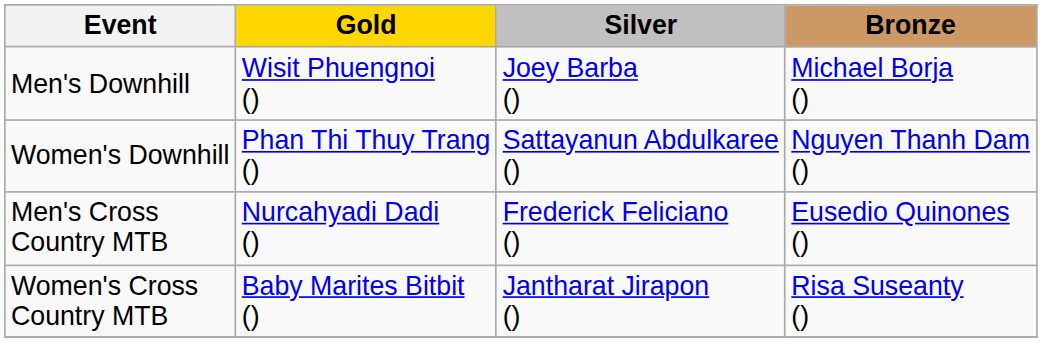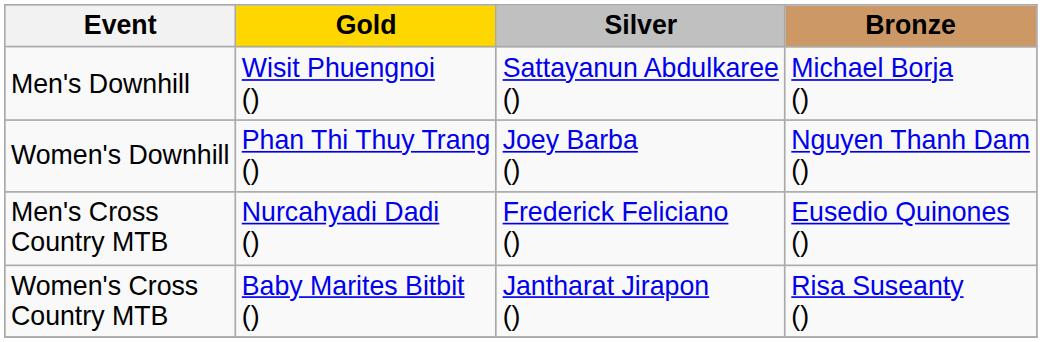(570, 83) Joey Barba () -> (641, 83) Sattayanun Abdulkaree ()
(641, 155) Sattayanun Abdulkaree () -> (570, 155) Joey Barba ()
